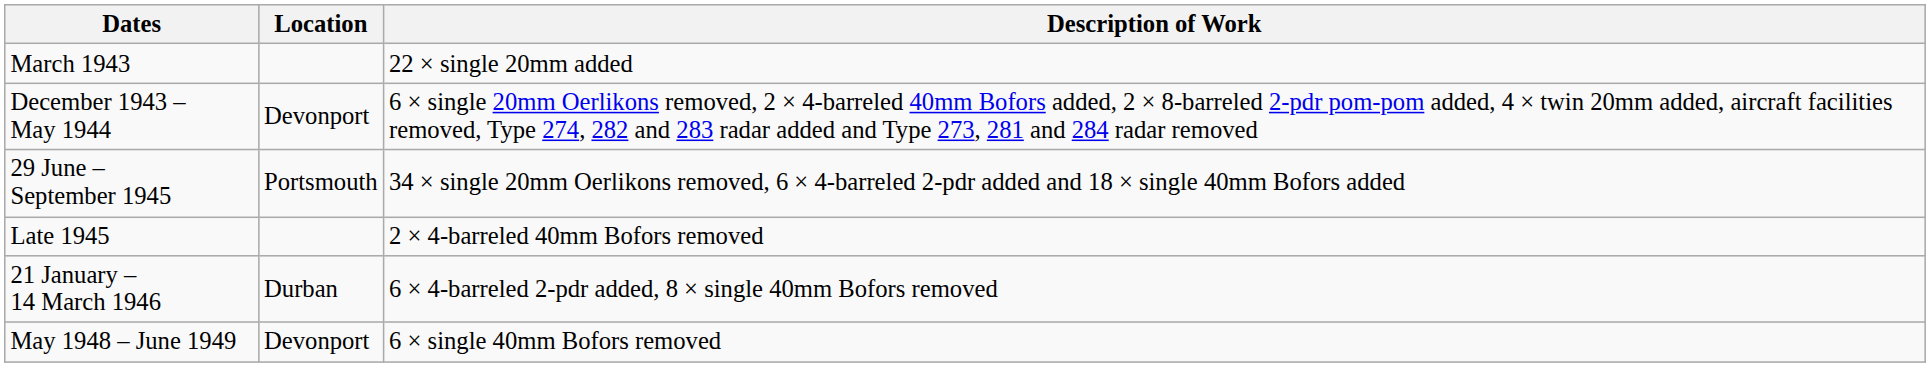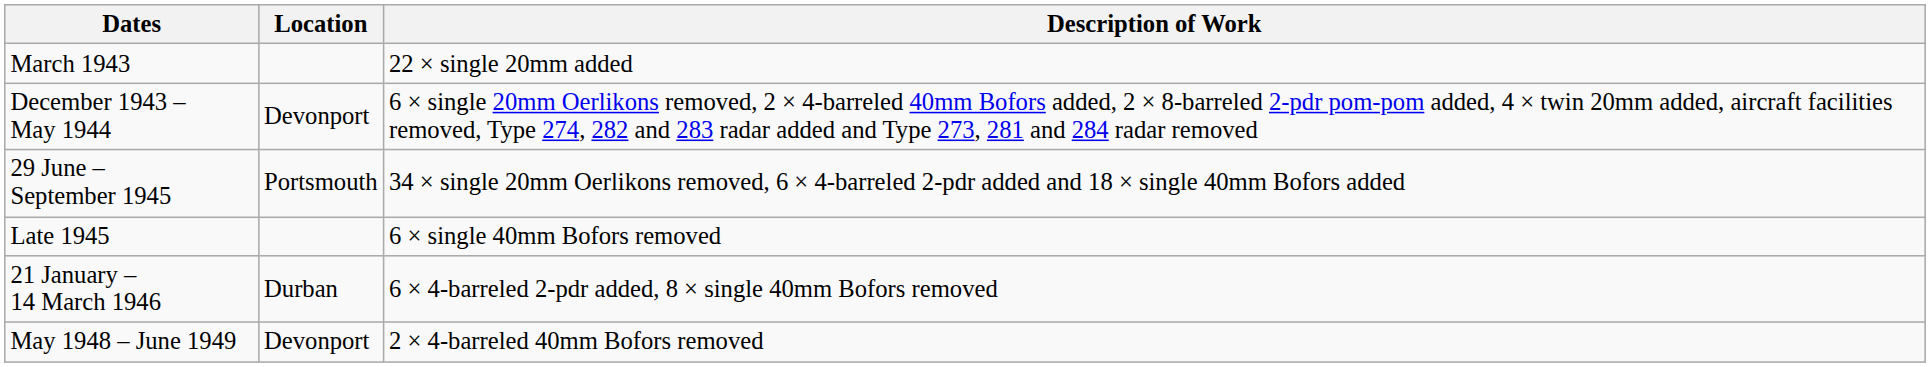(576, 235) 2 × 4-barreled 40mm Bofors removed -> (555, 235) 6 × single 40mm Bofors removed
(555, 341) 6 × single 40mm Bofors removed -> (576, 341) 2 × 4-barreled 40mm Bofors removed
